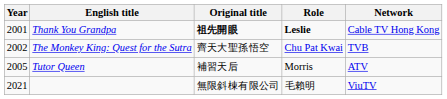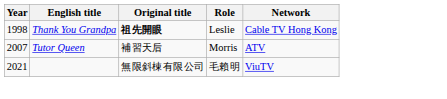(17, 30) 2001 -> (17, 30) 1998
(298, 30) bold -> (222, 30) normal
- row: (112, 48)
(17, 67) 2005 -> (17, 48) 2007
